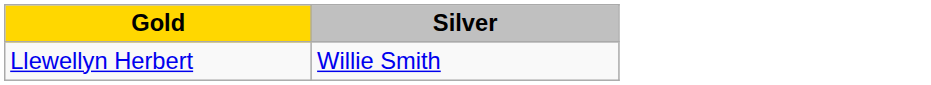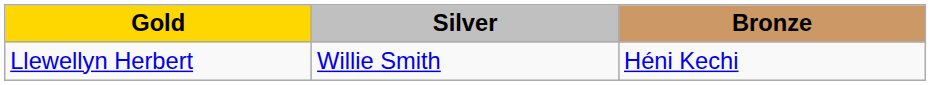+ column: (772, 23)
